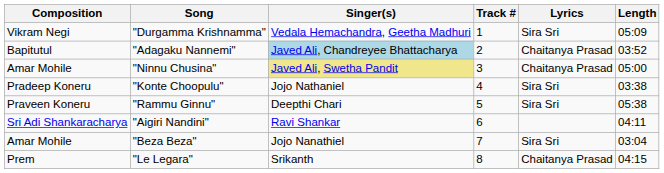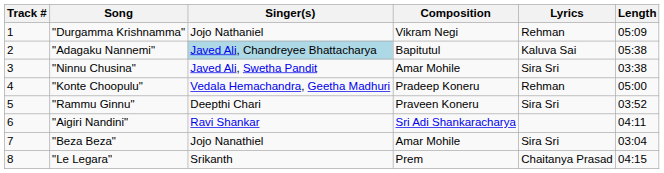columns swapped: (496, 13) <-> (67, 13)
(371, 31) Vedala Hemachandra, Geetha Madhuri -> (227, 31) Jojo Nathaniel
(540, 31) Sira Sri -> (543, 31) Rehman
(567, 50) Chaitanya Prasad -> (549, 50) Kaluva Sai
(632, 50) 03:52 -> (632, 50) 05:38
(334, 68) khaki background -> (254, 68) no background
(567, 68) Chaitanya Prasad -> (540, 68) Sira Sri
(632, 68) 05:00 -> (632, 68) 03:38
(308, 86) Jojo Nathaniel -> (290, 86) Vedala Hemachandra, Geetha Madhuri
(540, 86) Sira Sri -> (543, 86) Rehman
(632, 86) 03:38 -> (632, 86) 05:00
(632, 104) 05:38 -> (632, 104) 03:52
